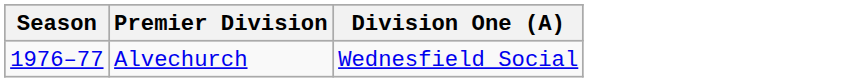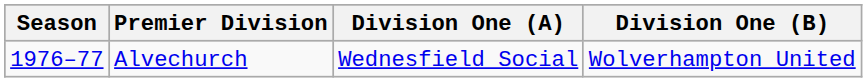+ column: (722, 23)
